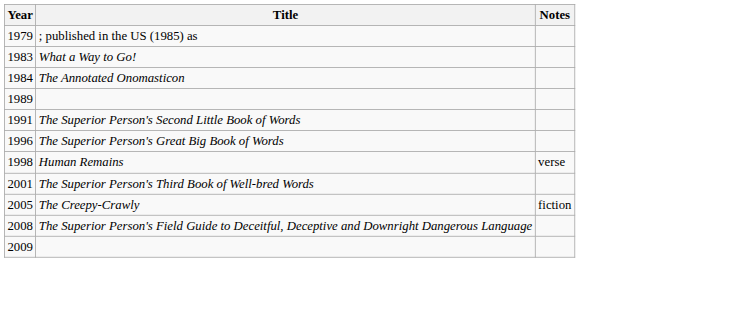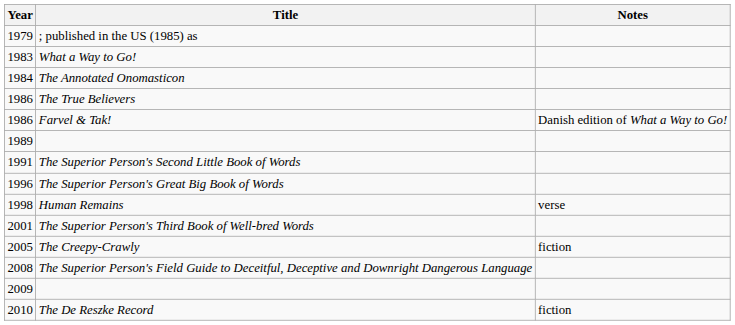+ row: (20, 99)
+ row: (20, 120)
+ row: (20, 309)
